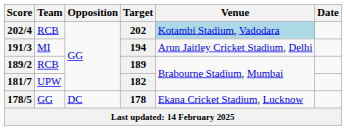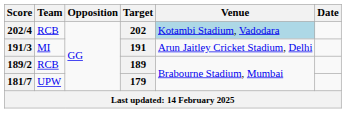(138, 47) 194 -> (138, 47) 191
(138, 81) 182 -> (138, 81) 179
- row: (20, 99)
